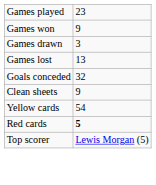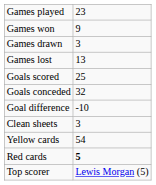+ row: (33, 76)
+ row: (38, 108)
(78, 92) 9 -> (78, 124) 3
